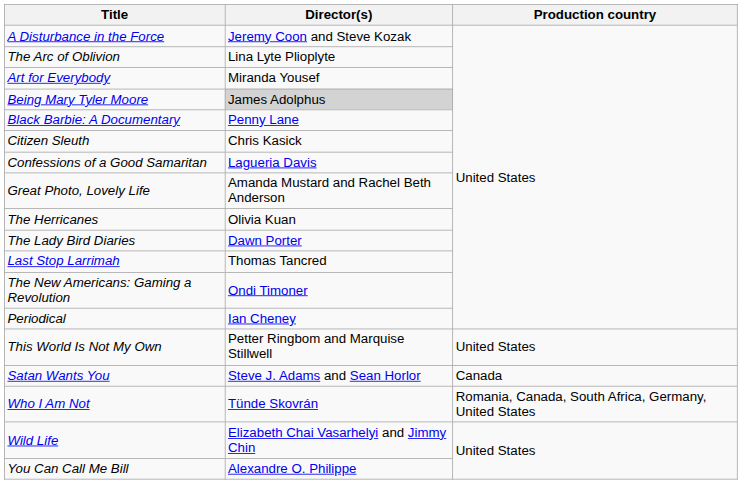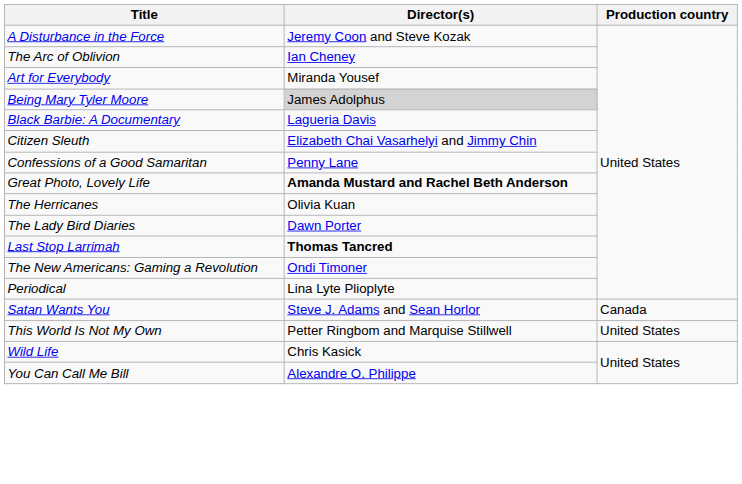(282, 57) Lina Lyte Plioplyte -> (321, 57) Ian Cheney
(263, 120) Penny Lane -> (332, 120) Lagueria Davis
(265, 141) Chris Kasick -> (412, 141) Elizabeth Chai Vasarhelyi and Jimmy Chin
(272, 162) Lagueria Davis -> (323, 162) Penny Lane
(329, 190) normal -> (428, 183) bold
(277, 261) normal -> (340, 246) bold
(262, 318) Ian Cheney -> (341, 288) Lina Lyte Plioplyte
rows swapped: (59, 375) <-> (85, 347)
- row: (49, 404)
(337, 440) Elizabeth Chai Vasarhelyi and Jimmy Chin -> (324, 352) Chris Kasick
